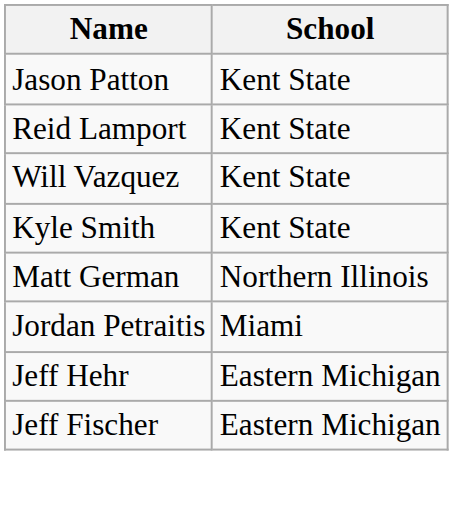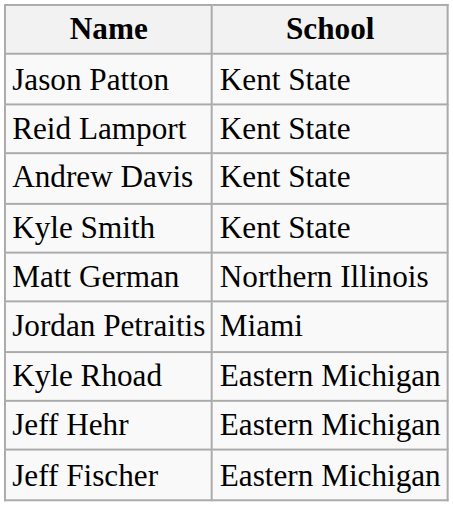- row: (96, 177)
+ row: (103, 177)
+ row: (87, 375)
